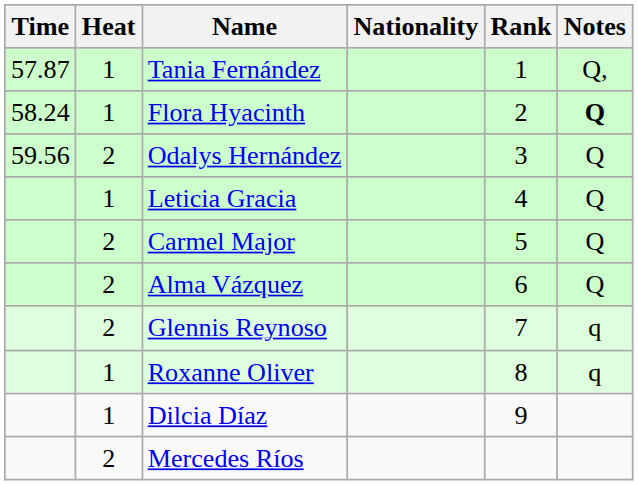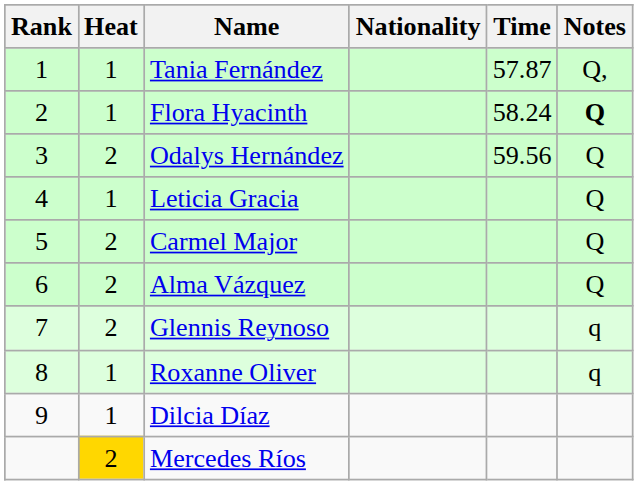columns swapped: (521, 26) <-> (40, 26)
(109, 457) no background -> (111, 457) gold background
